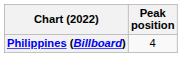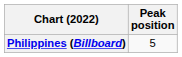(153, 43) 4 -> (153, 43) 5
